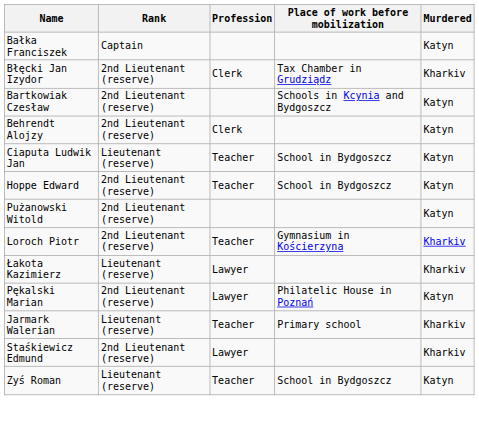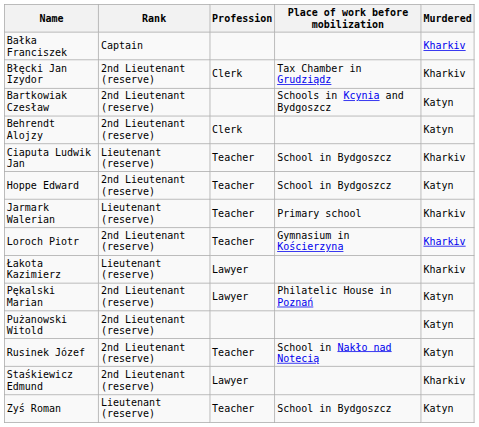(439, 46) Katyn -> (445, 46) Kharkiv
(439, 158) Katyn -> (445, 158) Kharkiv
rows swapped: (31, 325) <-> (37, 213)
+ row: (46, 353)
